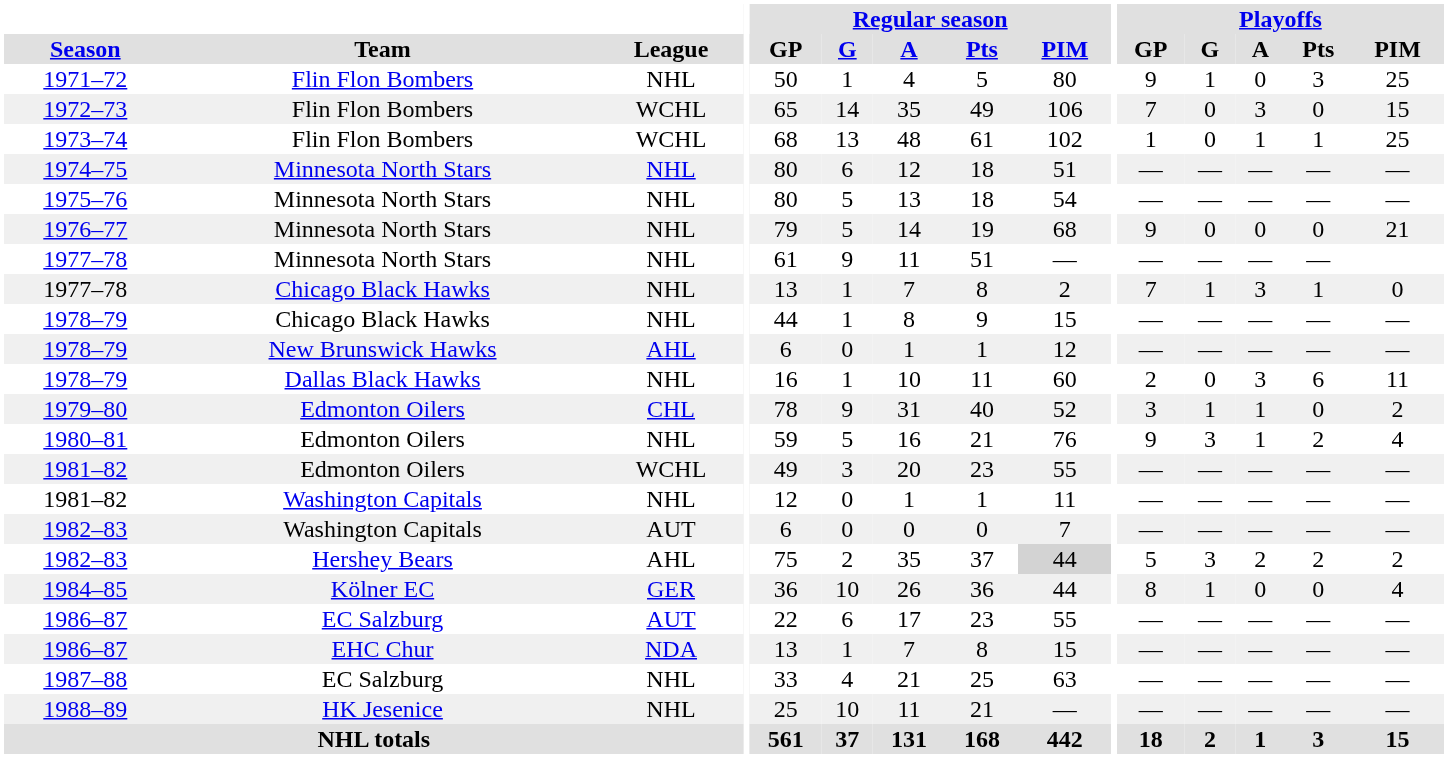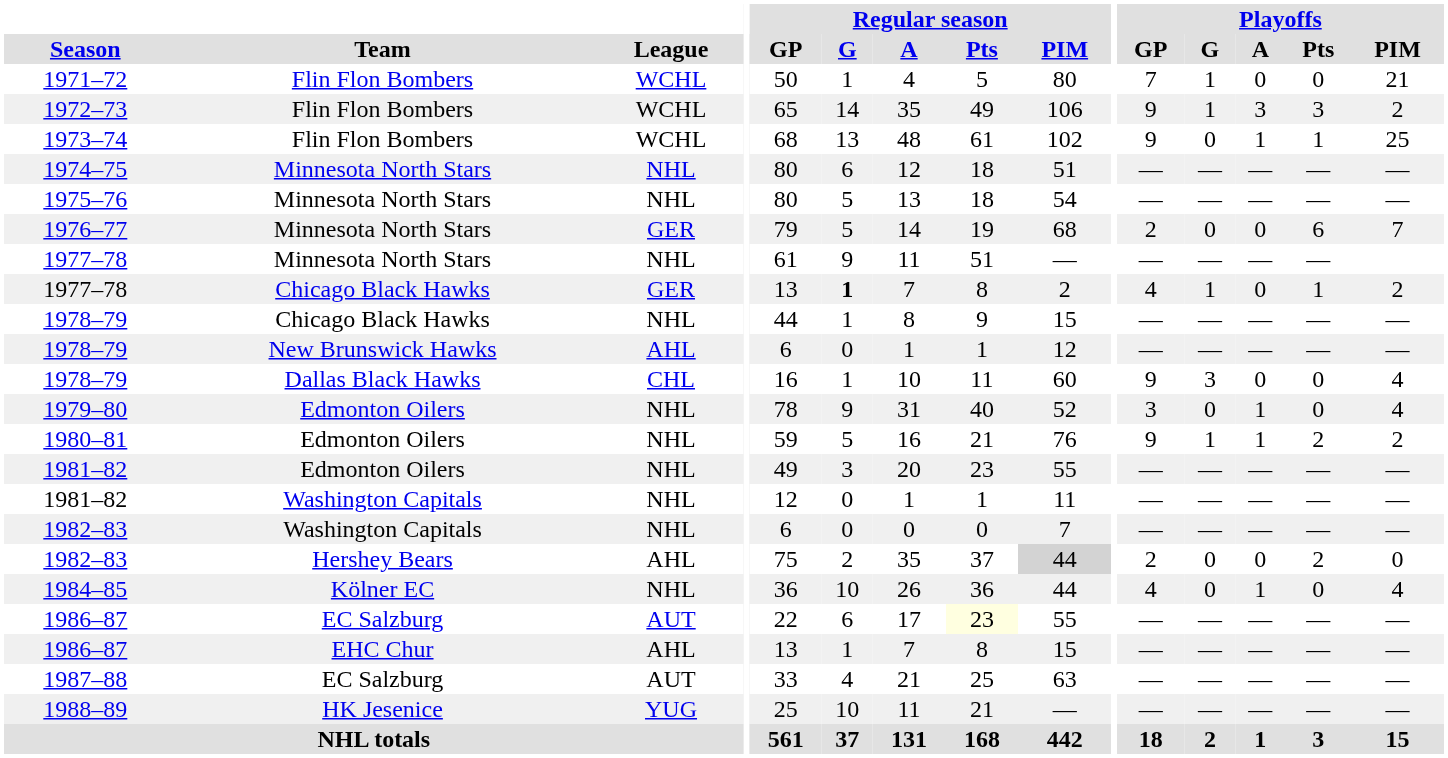(671, 78) NHL -> (671, 78) WCHL
(1151, 78) 9 -> (1151, 78) 7
(1318, 78) 3 -> (1318, 78) 0
(1398, 78) 25 -> (1398, 78) 21
(1151, 108) 7 -> (1151, 108) 9
(1210, 108) 0 -> (1210, 108) 1
(1318, 108) 0 -> (1318, 108) 3
(1398, 108) 15 -> (1398, 108) 2
(1151, 138) 1 -> (1151, 138) 9
(671, 228) NHL -> (671, 228) GER
(1151, 228) 9 -> (1151, 228) 2
(1318, 228) 0 -> (1318, 228) 6
(1398, 228) 21 -> (1398, 228) 7
(671, 288) NHL -> (671, 288) GER
(847, 288) normal -> (847, 288) bold
(1151, 288) 7 -> (1151, 288) 4
(1260, 288) 3 -> (1260, 288) 0
(1398, 288) 0 -> (1398, 288) 2
(671, 378) NHL -> (671, 378) CHL
(1151, 378) 2 -> (1151, 378) 9
(1210, 378) 0 -> (1210, 378) 3
(1260, 378) 3 -> (1260, 378) 0
(1318, 378) 6 -> (1318, 378) 0
(1398, 378) 11 -> (1398, 378) 4
(671, 408) CHL -> (671, 408) NHL
(1210, 408) 1 -> (1210, 408) 0
(1398, 408) 2 -> (1398, 408) 4
(1210, 438) 3 -> (1210, 438) 1
(1398, 438) 4 -> (1398, 438) 2
(671, 468) WCHL -> (671, 468) NHL
(671, 528) AUT -> (671, 528) NHL
(1151, 558) 5 -> (1151, 558) 2
(1210, 558) 3 -> (1210, 558) 0
(1260, 558) 2 -> (1260, 558) 0
(1398, 558) 2 -> (1398, 558) 0
(671, 588) GER -> (671, 588) NHL
(1151, 588) 8 -> (1151, 588) 4
(1210, 588) 1 -> (1210, 588) 0
(1260, 588) 0 -> (1260, 588) 1
(982, 618) no background -> (982, 618) lightyellow background
(671, 648) NDA -> (671, 648) AHL
(671, 678) NHL -> (671, 678) AUT
(671, 708) NHL -> (671, 708) YUG
